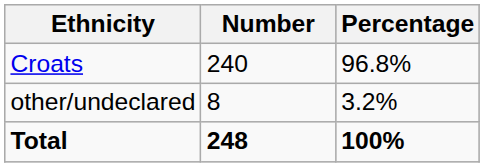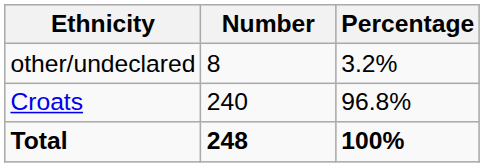rows swapped: (47, 63) <-> (103, 102)
